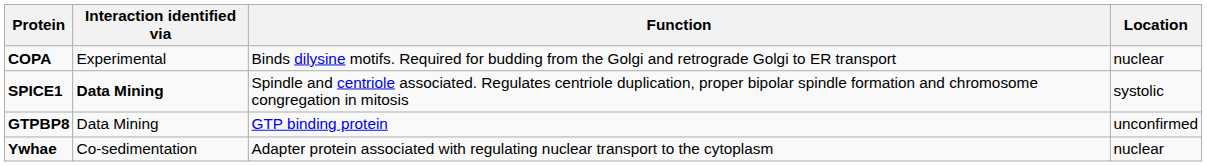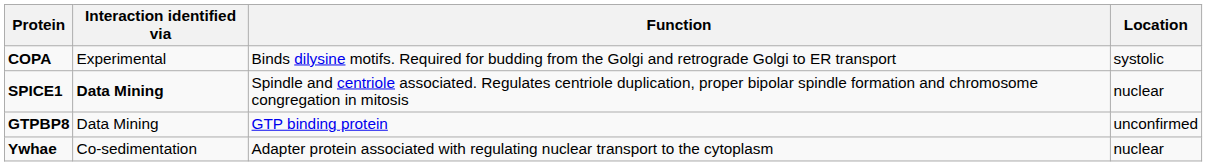(1139, 58) nuclear -> (1139, 58) systolic
(1139, 91) systolic -> (1139, 91) nuclear
